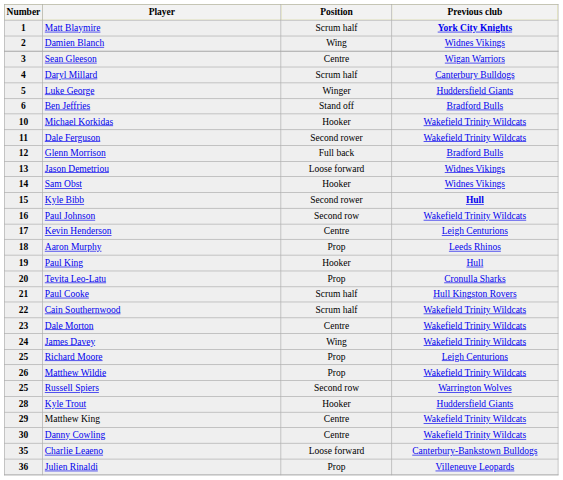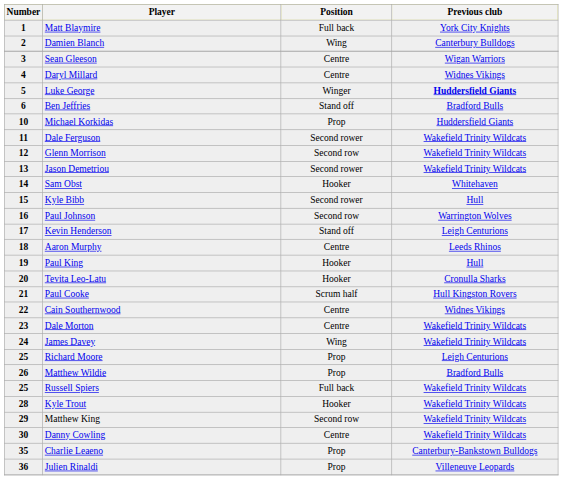(337, 28) Scrum half -> (337, 28) Full back
(475, 28) bold -> (475, 28) normal
(475, 44) Widnes Vikings -> (475, 44) Canterbury Bulldogs
(337, 75) Scrum half -> (337, 75) Centre
(475, 75) Canterbury Bulldogs -> (475, 75) Widnes Vikings
(475, 91) normal -> (475, 91) bold
(337, 122) Hooker -> (337, 122) Prop
(475, 122) Wakefield Trinity Wildcats -> (475, 122) Huddersfield Giants
(337, 153) Full back -> (337, 153) Second row
(475, 153) Bradford Bulls -> (475, 153) Wakefield Trinity Wildcats
(337, 169) Loose forward -> (337, 169) Second rower
(475, 169) Widnes Vikings -> (475, 169) Wakefield Trinity Wildcats
(475, 185) Widnes Vikings -> (475, 185) Whitehaven
(475, 200) bold -> (475, 200) normal
(475, 216) Wakefield Trinity Wildcats -> (475, 216) Warrington Wolves
(337, 232) Centre -> (337, 232) Stand off
(337, 247) Prop -> (337, 247) Centre
(337, 279) Prop -> (337, 279) Hooker
(337, 310) Scrum half -> (337, 310) Centre
(475, 310) Wakefield Trinity Wildcats -> (475, 310) Widnes Vikings
(475, 373) Wakefield Trinity Wildcats -> (475, 373) Bradford Bulls
(337, 388) Second row -> (337, 388) Full back
(475, 388) Warrington Wolves -> (475, 388) Wakefield Trinity Wildcats
(475, 404) Huddersfield Giants -> (475, 404) Wakefield Trinity Wildcats
(337, 420) Centre -> (337, 420) Second row
(337, 451) Loose forward -> (337, 451) Prop
